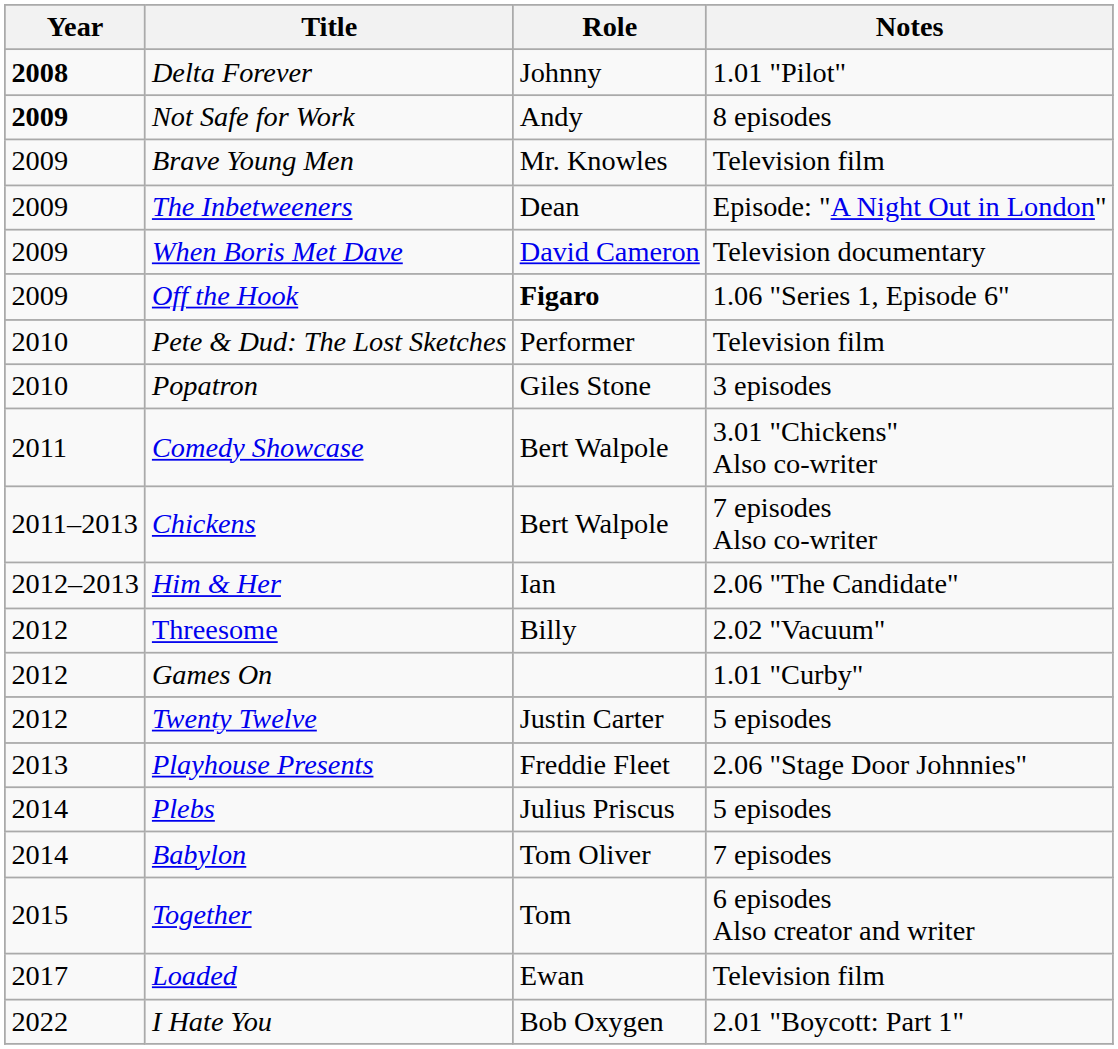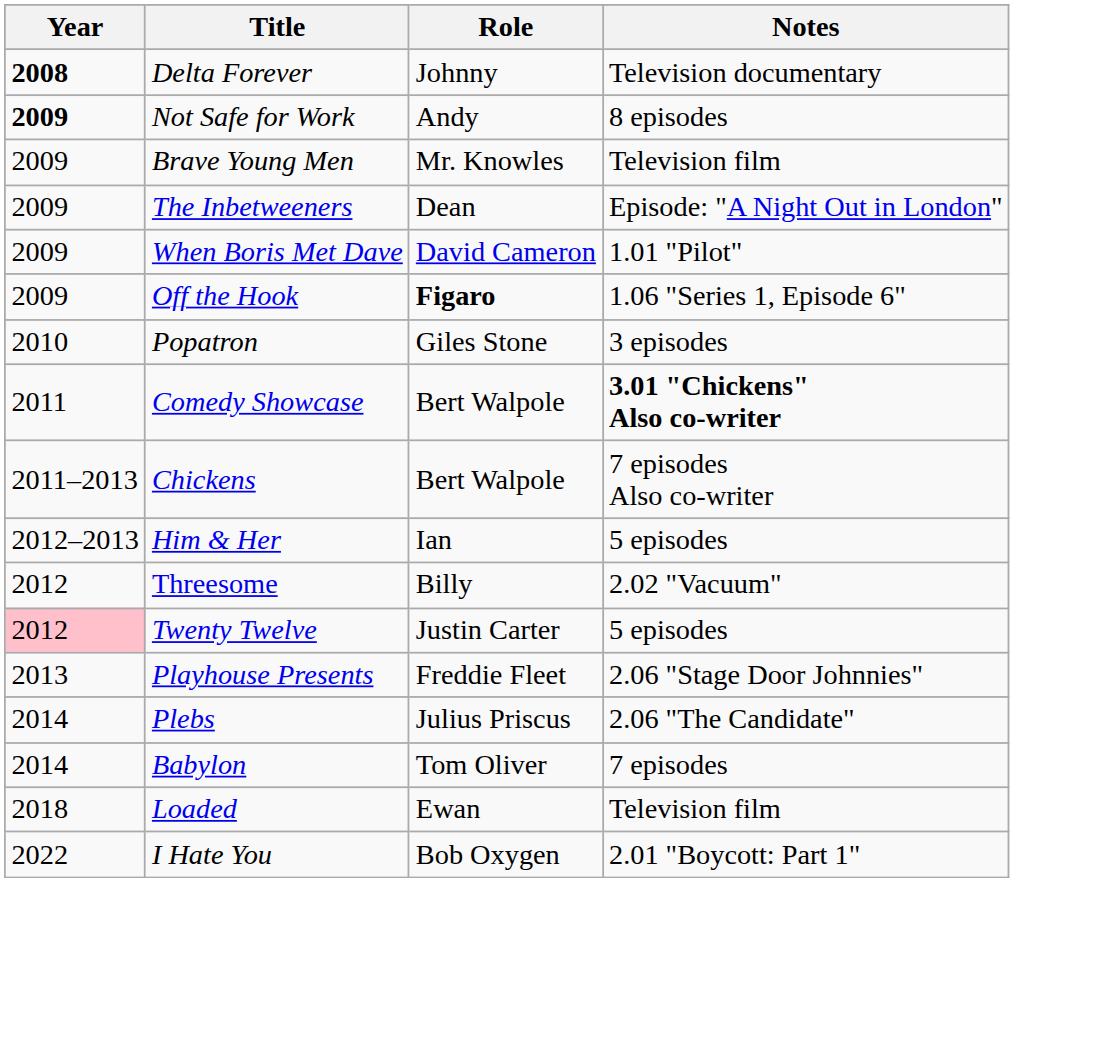(779, 71) 1.01 "Pilot" -> (745, 71) Television documentary
(849, 251) Television documentary -> (676, 251) 1.01 "Pilot"
- row: (329, 341)
(805, 447) normal -> (709, 402) bold
(836, 584) 2.06 "The Candidate" -> (668, 539) 5 episodes
- row: (212, 674)
(40, 719) no background -> (40, 629) pink background
(772, 809) 5 episodes -> (732, 719) 2.06 "The Candidate"
- row: (202, 915)
(40, 975) 2017 -> (40, 809) 2018
